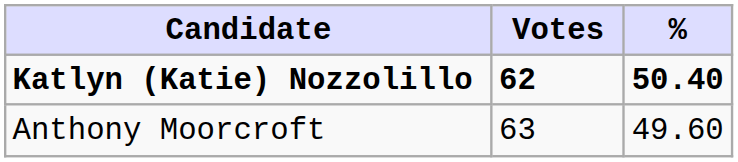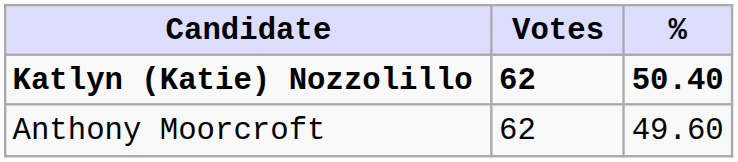(518, 130) 63 -> (518, 130) 62
